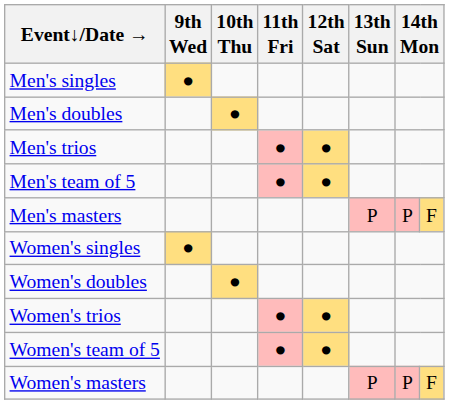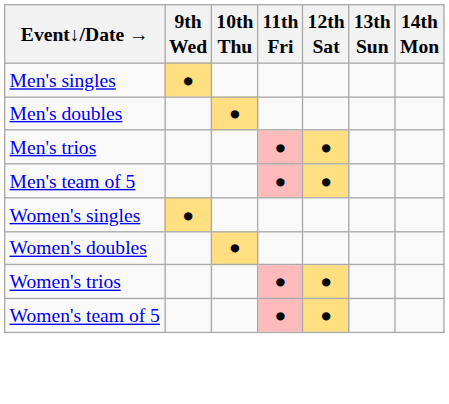- row: (65, 214)
- row: (78, 383)
